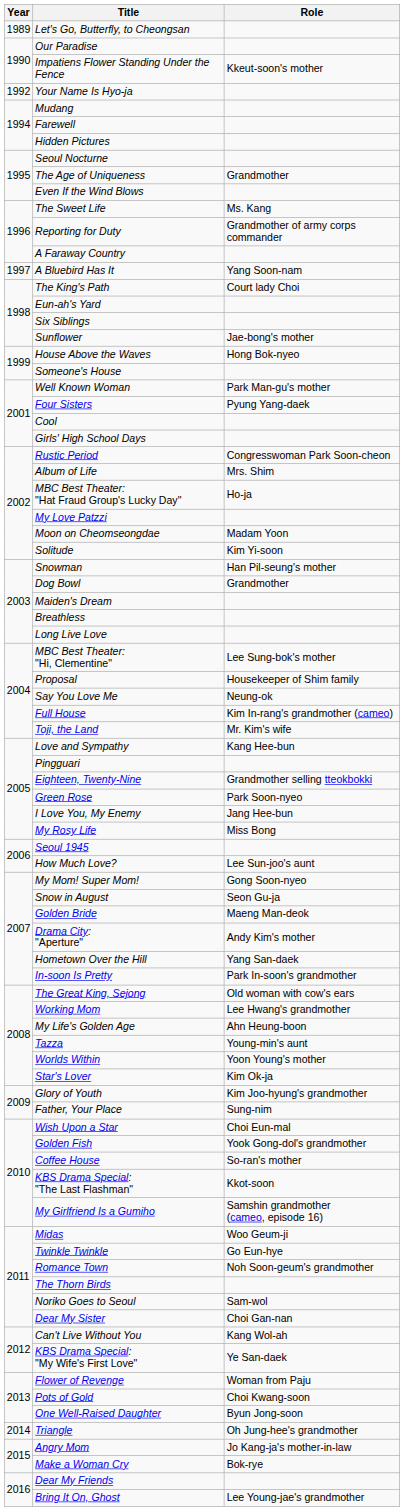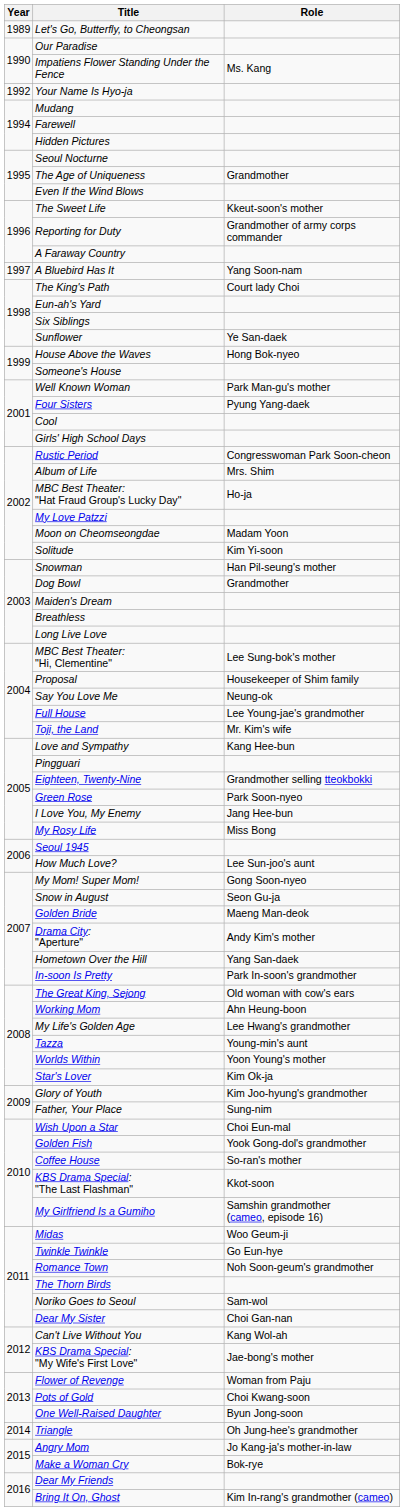(275, 69) Kkeut-soon's mother -> (249, 69) Ms. Kang
(249, 208) Ms. Kang -> (275, 208) Kkeut-soon's mother
(270, 338) Jae-bong's mother -> (257, 338) Ye San-daek
(310, 713) Kim In-rang's grandmother (cameo) -> (295, 713) Lee Young-jae's grandmother
(288, 1010) Lee Hwang's grandmother -> (267, 1010) Ahn Heung-boon
(267, 1026) Ahn Heung-boon -> (288, 1026) Lee Hwang's grandmother
(257, 1358) Ye San-daek -> (270, 1358) Jae-bong's mother
(295, 1497) Lee Young-jae's grandmother -> (310, 1497) Kim In-rang's grandmother (cameo)
